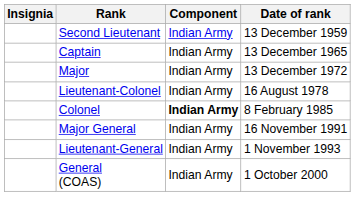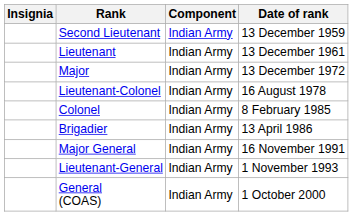+ row: (87, 52)
- row: (80, 52)
(203, 110) bold -> (201, 110) normal
+ row: (83, 129)
